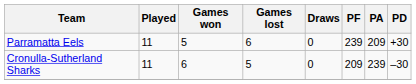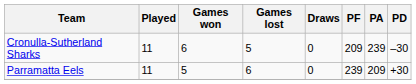rows swapped: (45, 42) <-> (54, 65)
